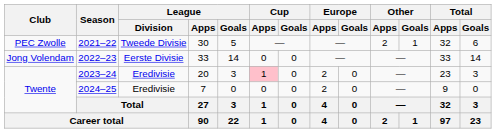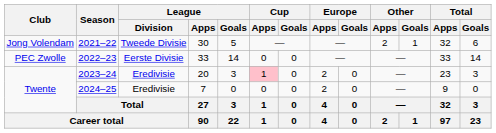(40, 43) PEC Zwolle -> (40, 43) Jong Volendam
(40, 58) Jong Volendam -> (40, 58) PEC Zwolle
